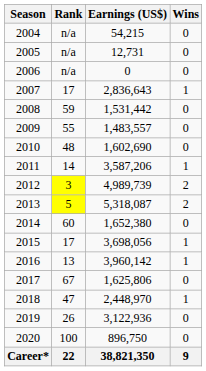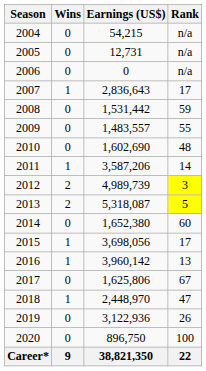columns swapped: (186, 14) <-> (68, 14)
